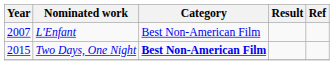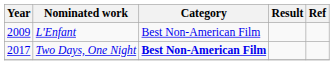(19, 32) 2007 -> (19, 32) 2009
(19, 50) 2015 -> (19, 50) 2017
